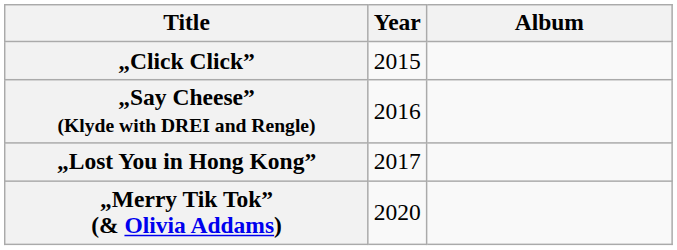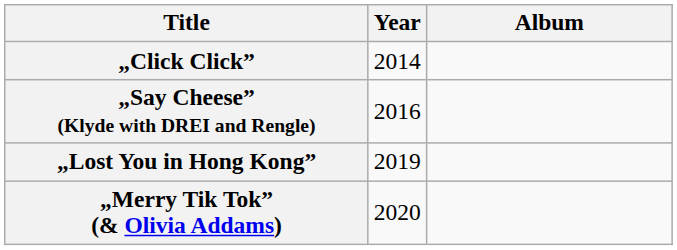(397, 60) 2015 -> (397, 60) 2014
(397, 161) 2017 -> (397, 161) 2019
